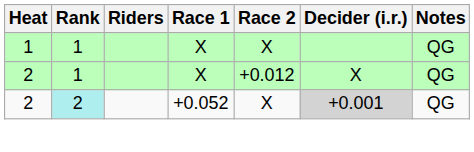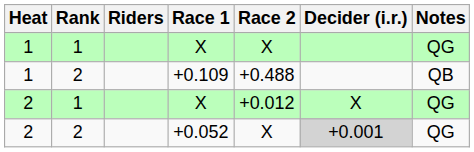+ row: (28, 75)
(78, 103) paleturquoise background -> (78, 132) no background
